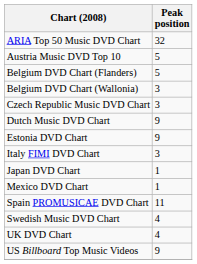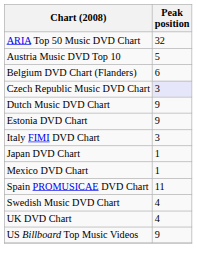(157, 72) 5 -> (157, 72) 6
- row: (72, 89)
(157, 105) no background -> (157, 89) lavender background
